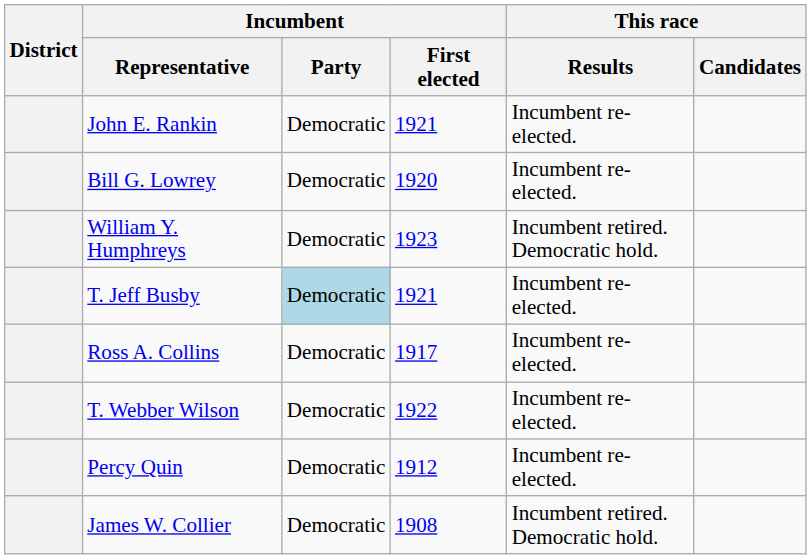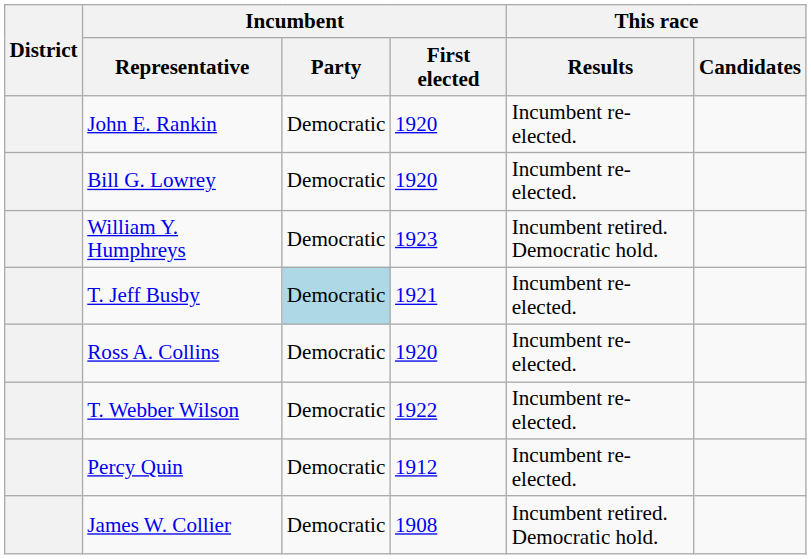(416, 123) 1921 -> (416, 123) 1920
(416, 352) 1917 -> (416, 352) 1920
